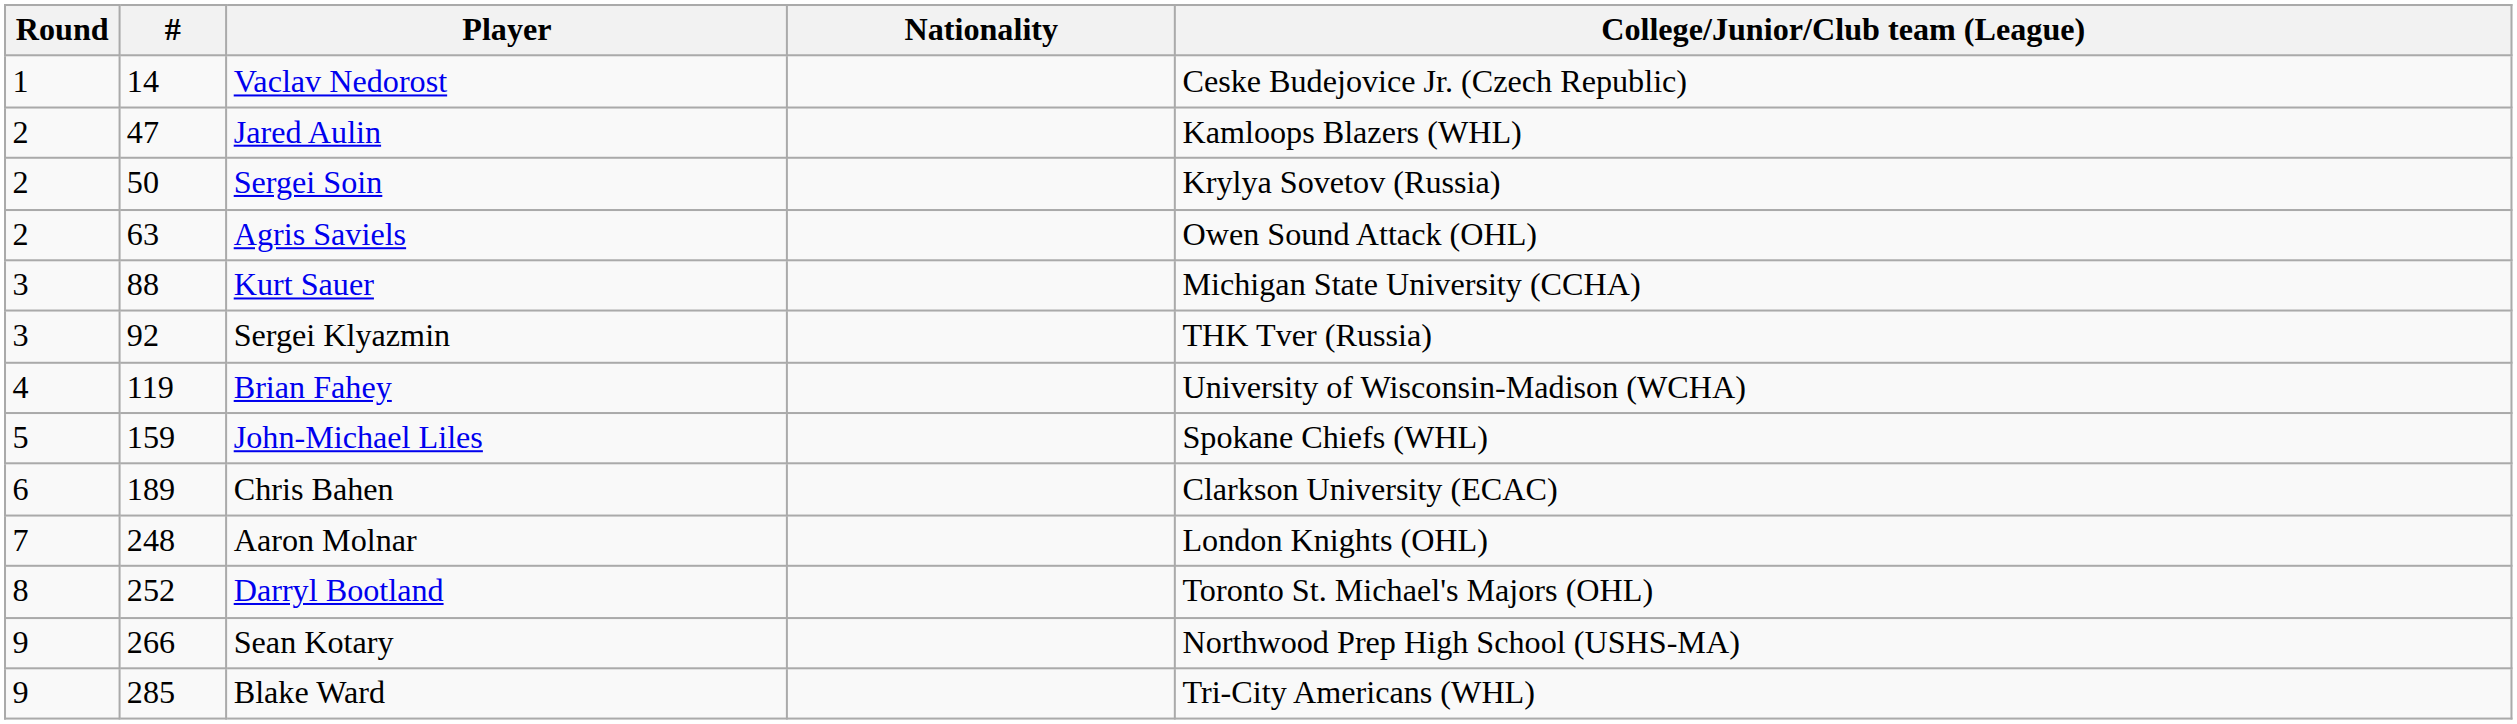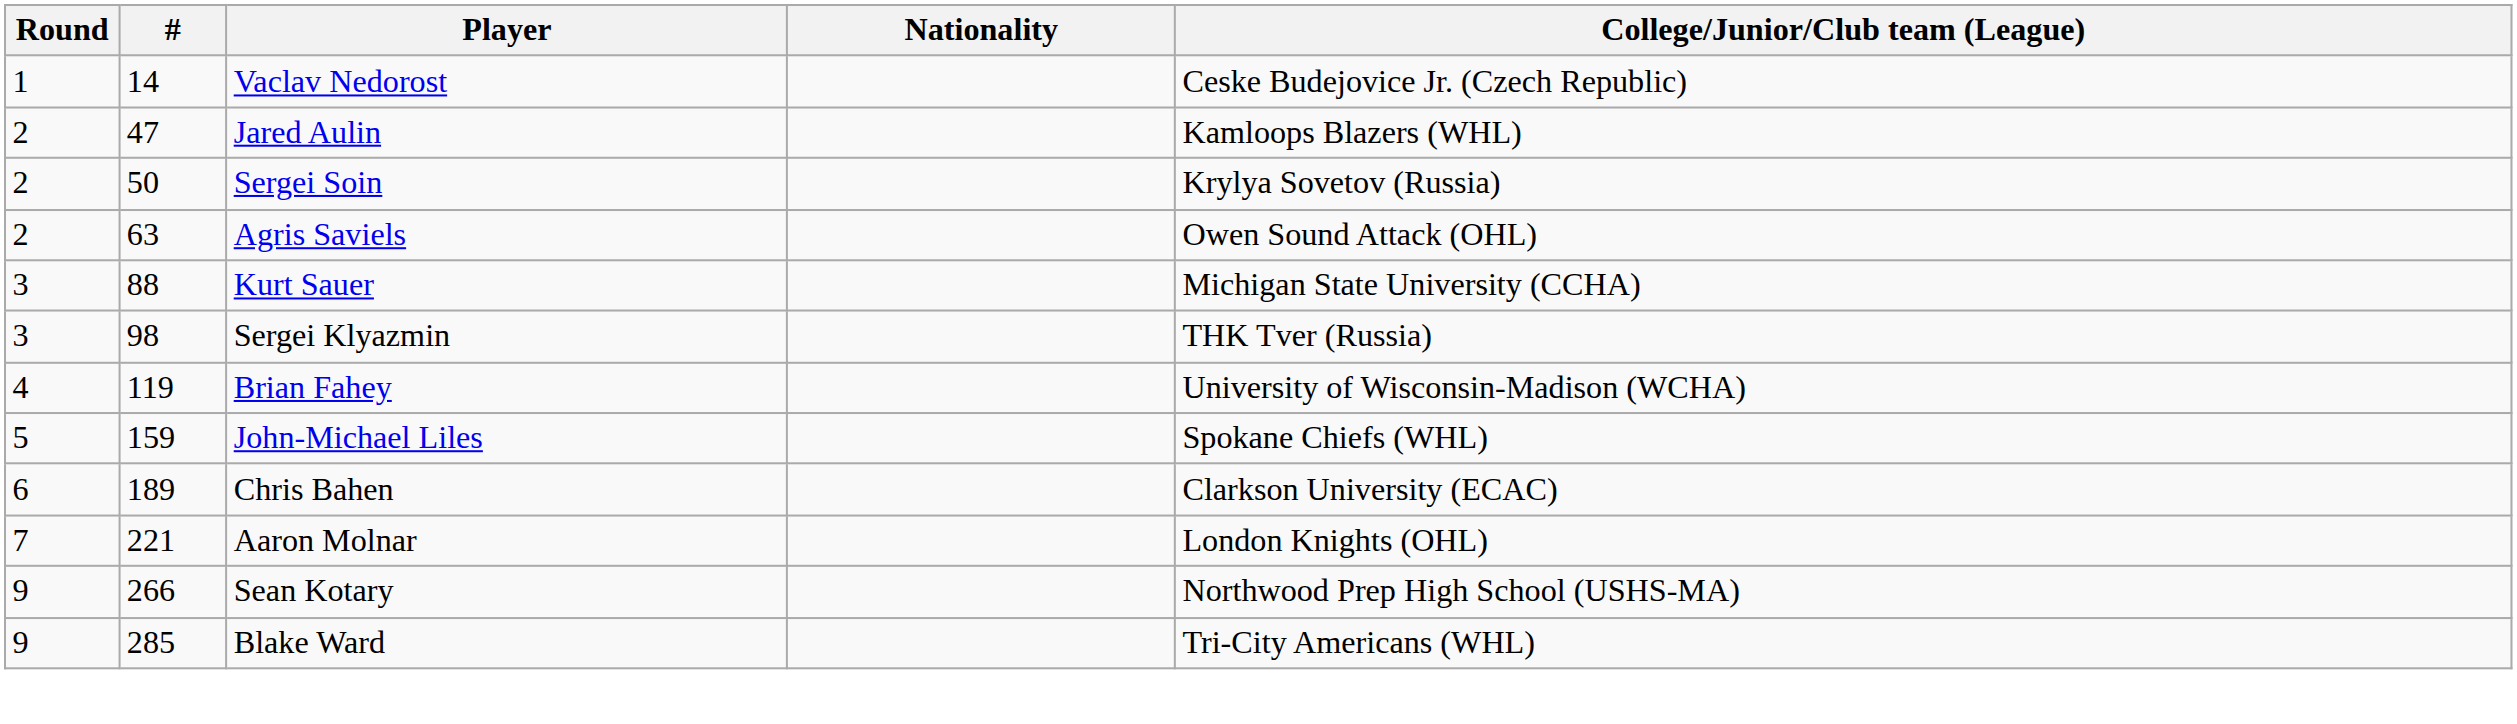(143, 336) 92 -> (143, 336) 98
(151, 540) 248 -> (151, 540) 221
- row: (339, 591)
